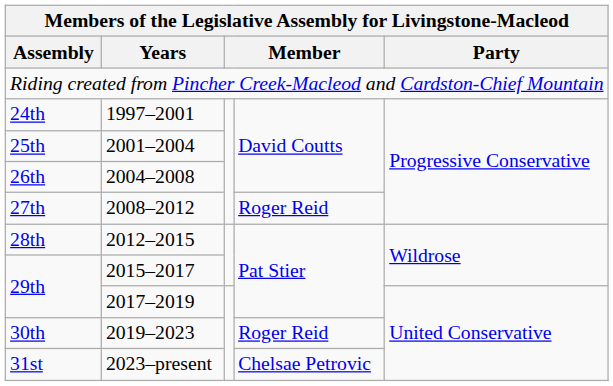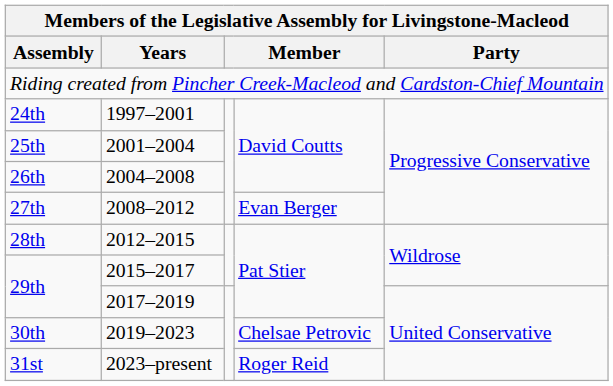(283, 208) Roger Reid -> (287, 208) Evan Berger
(283, 332) Roger Reid -> (305, 332) Chelsae Petrovic
(305, 364) Chelsae Petrovic -> (283, 364) Roger Reid
